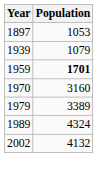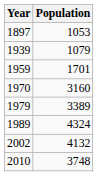(79, 69) bold -> (79, 69) normal
+ row: (19, 161)
